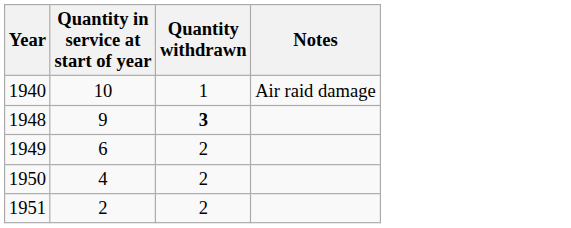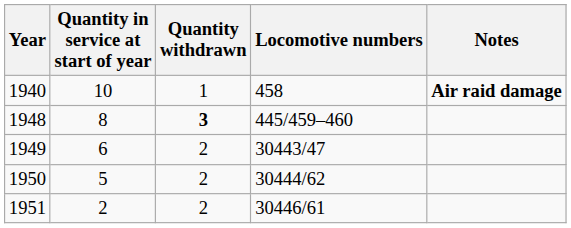+ column: (339, 40)
(315, 90) normal -> (497, 90) bold
(103, 119) 9 -> (103, 119) 8
(103, 178) 4 -> (103, 178) 5
